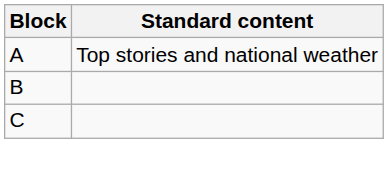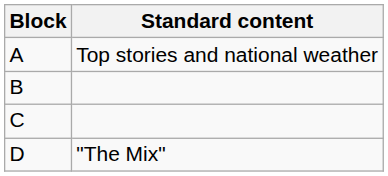+ row: (17, 154)
